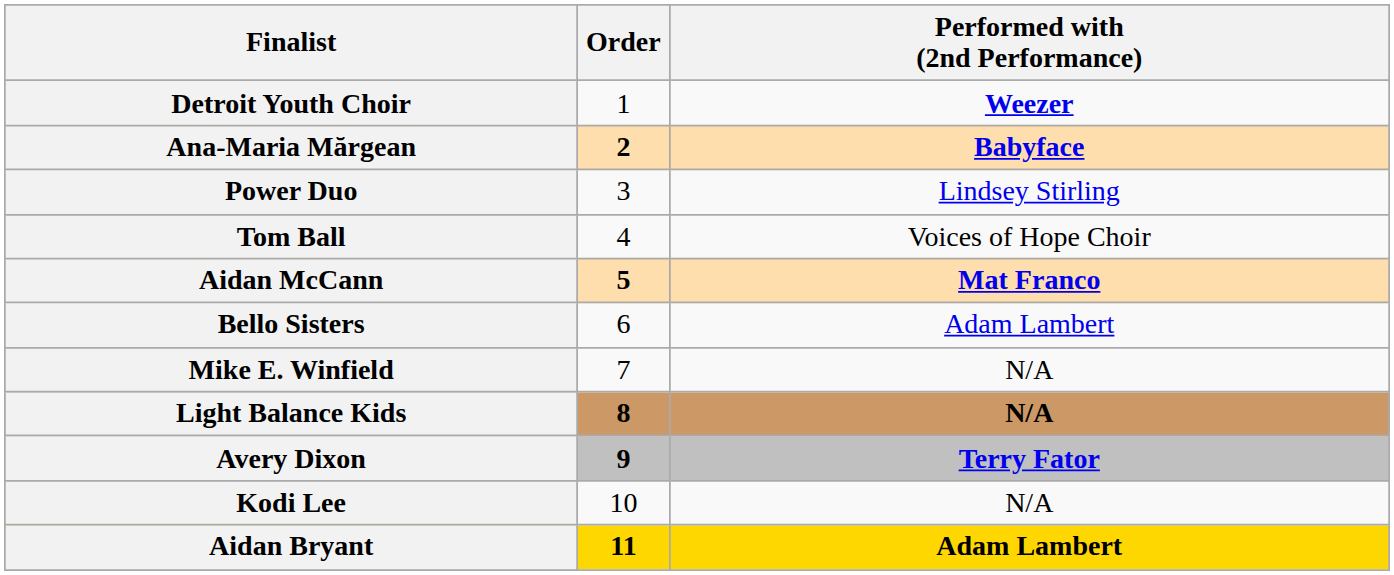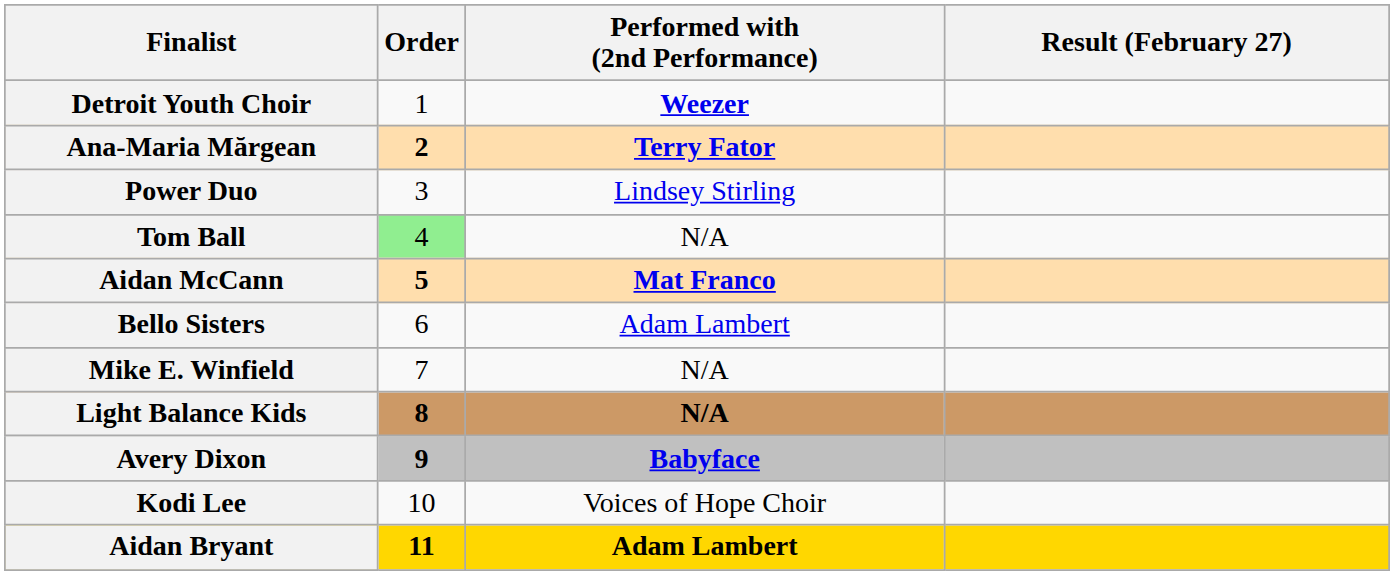+ column: (1167, 42)
(1029, 147) Babyface -> (705, 147) Terry Fator
(623, 235) no background -> (422, 235) lightgreen background
(1029, 235) Voices of Hope Choir -> (705, 235) N/A
(1029, 457) Terry Fator -> (705, 457) Babyface
(1029, 502) N/A -> (705, 502) Voices of Hope Choir
